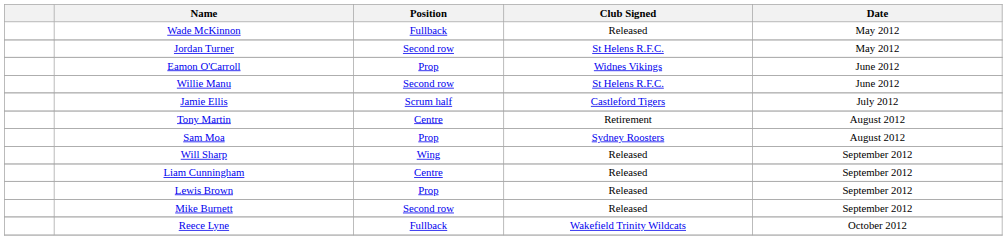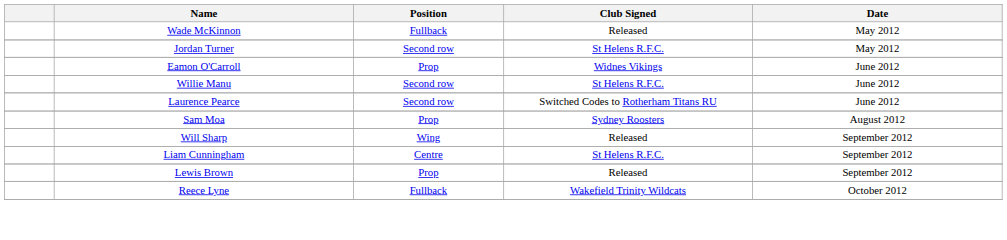- row: (204, 101)
+ row: (204, 101)
- row: (204, 119)
(628, 172) Released -> (628, 154) St Helens R.F.C.
- row: (204, 207)
